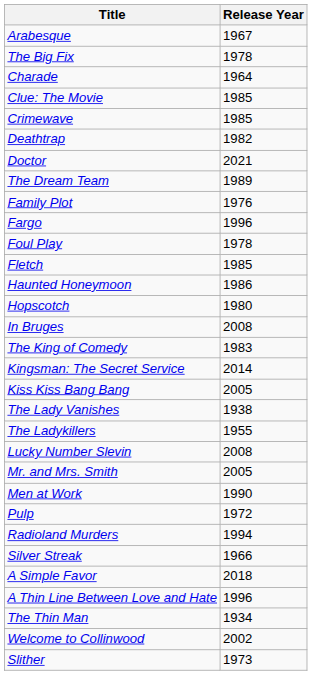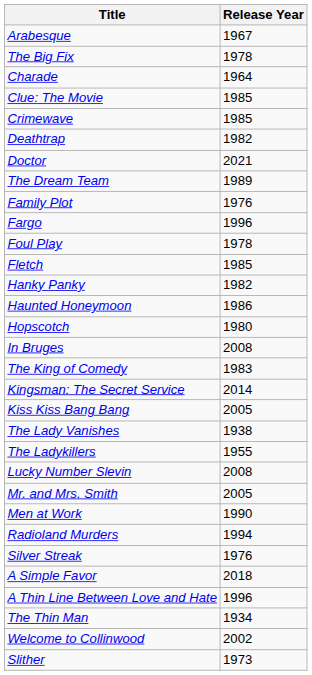+ row: (46, 285)
- row: (21, 514)
(238, 555) 1966 -> (238, 555) 1976
